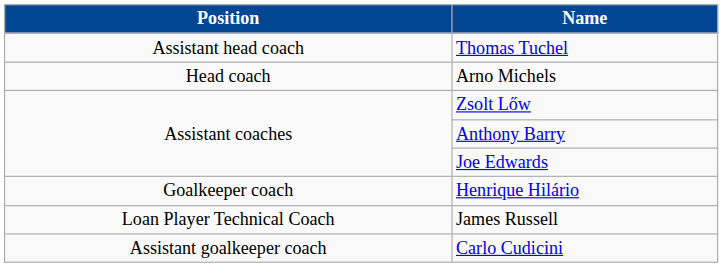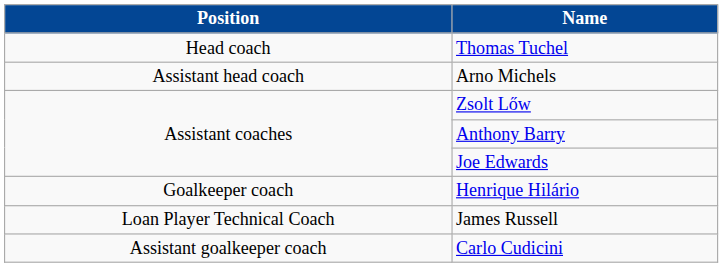(228, 47) Assistant head coach -> (228, 47) Head coach
(228, 76) Head coach -> (228, 76) Assistant head coach
